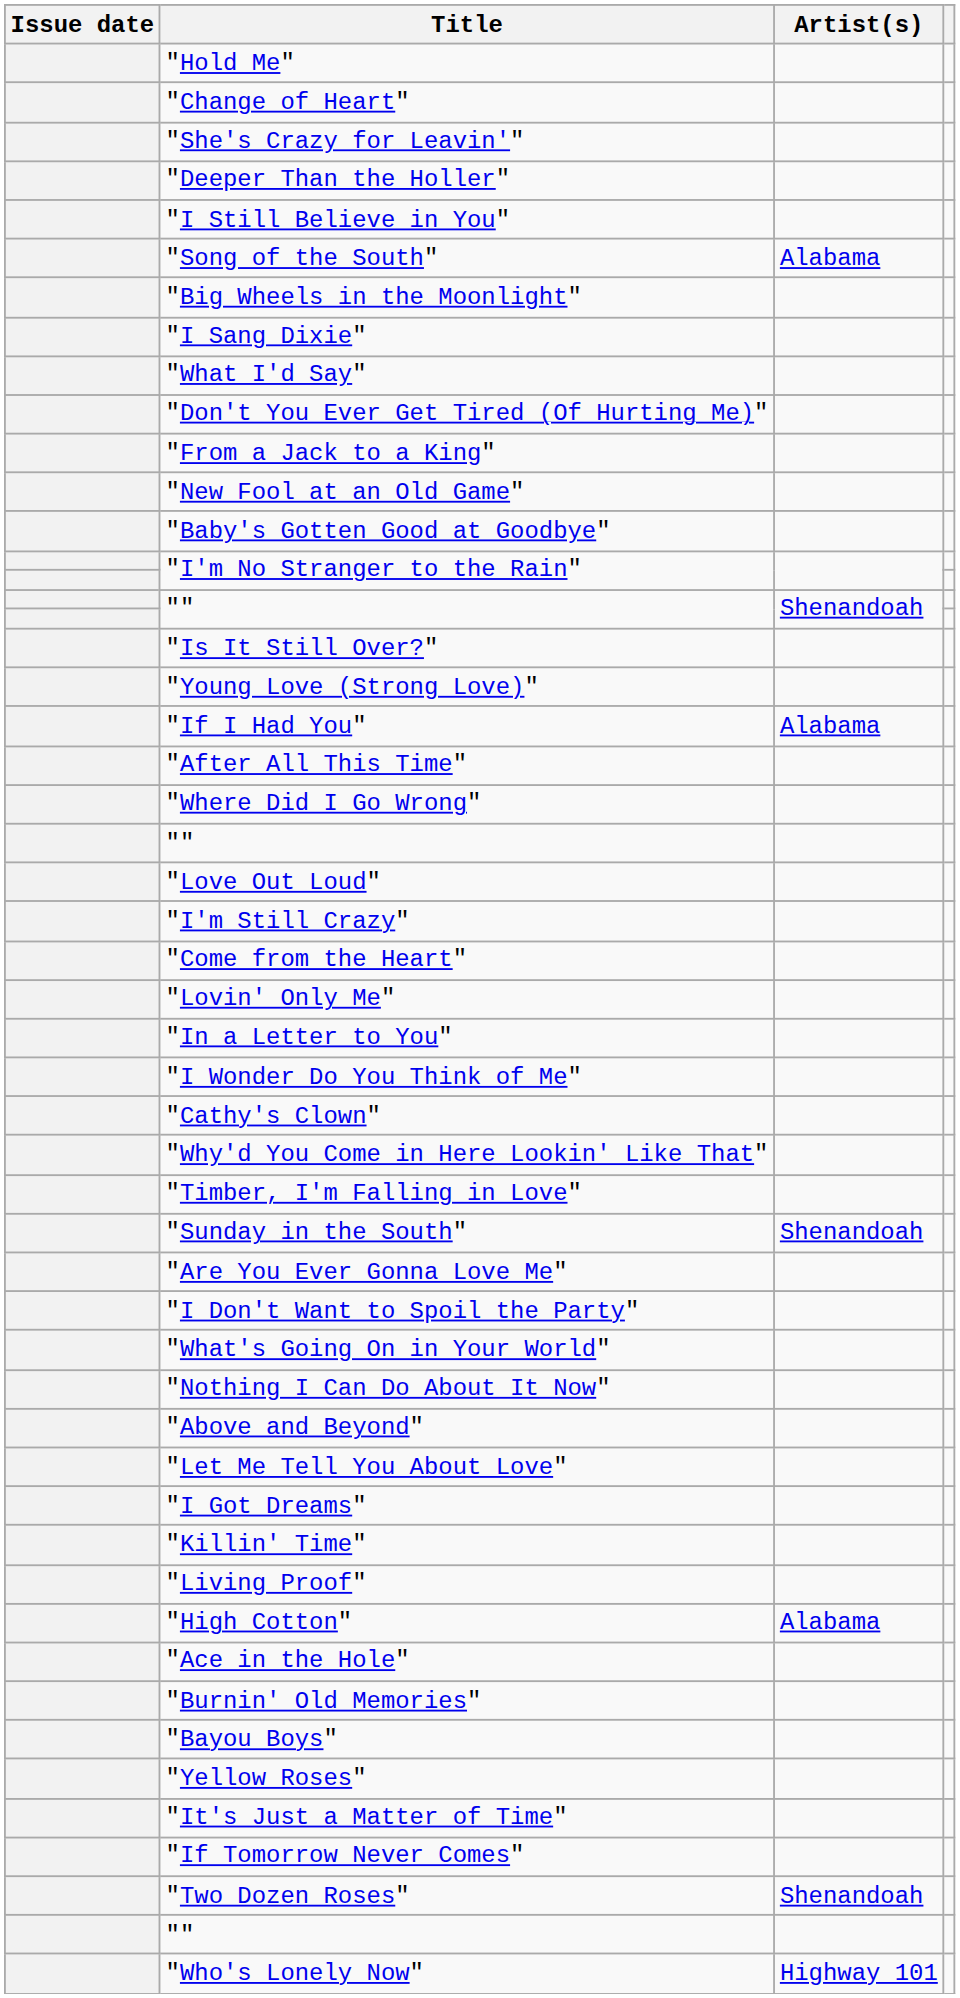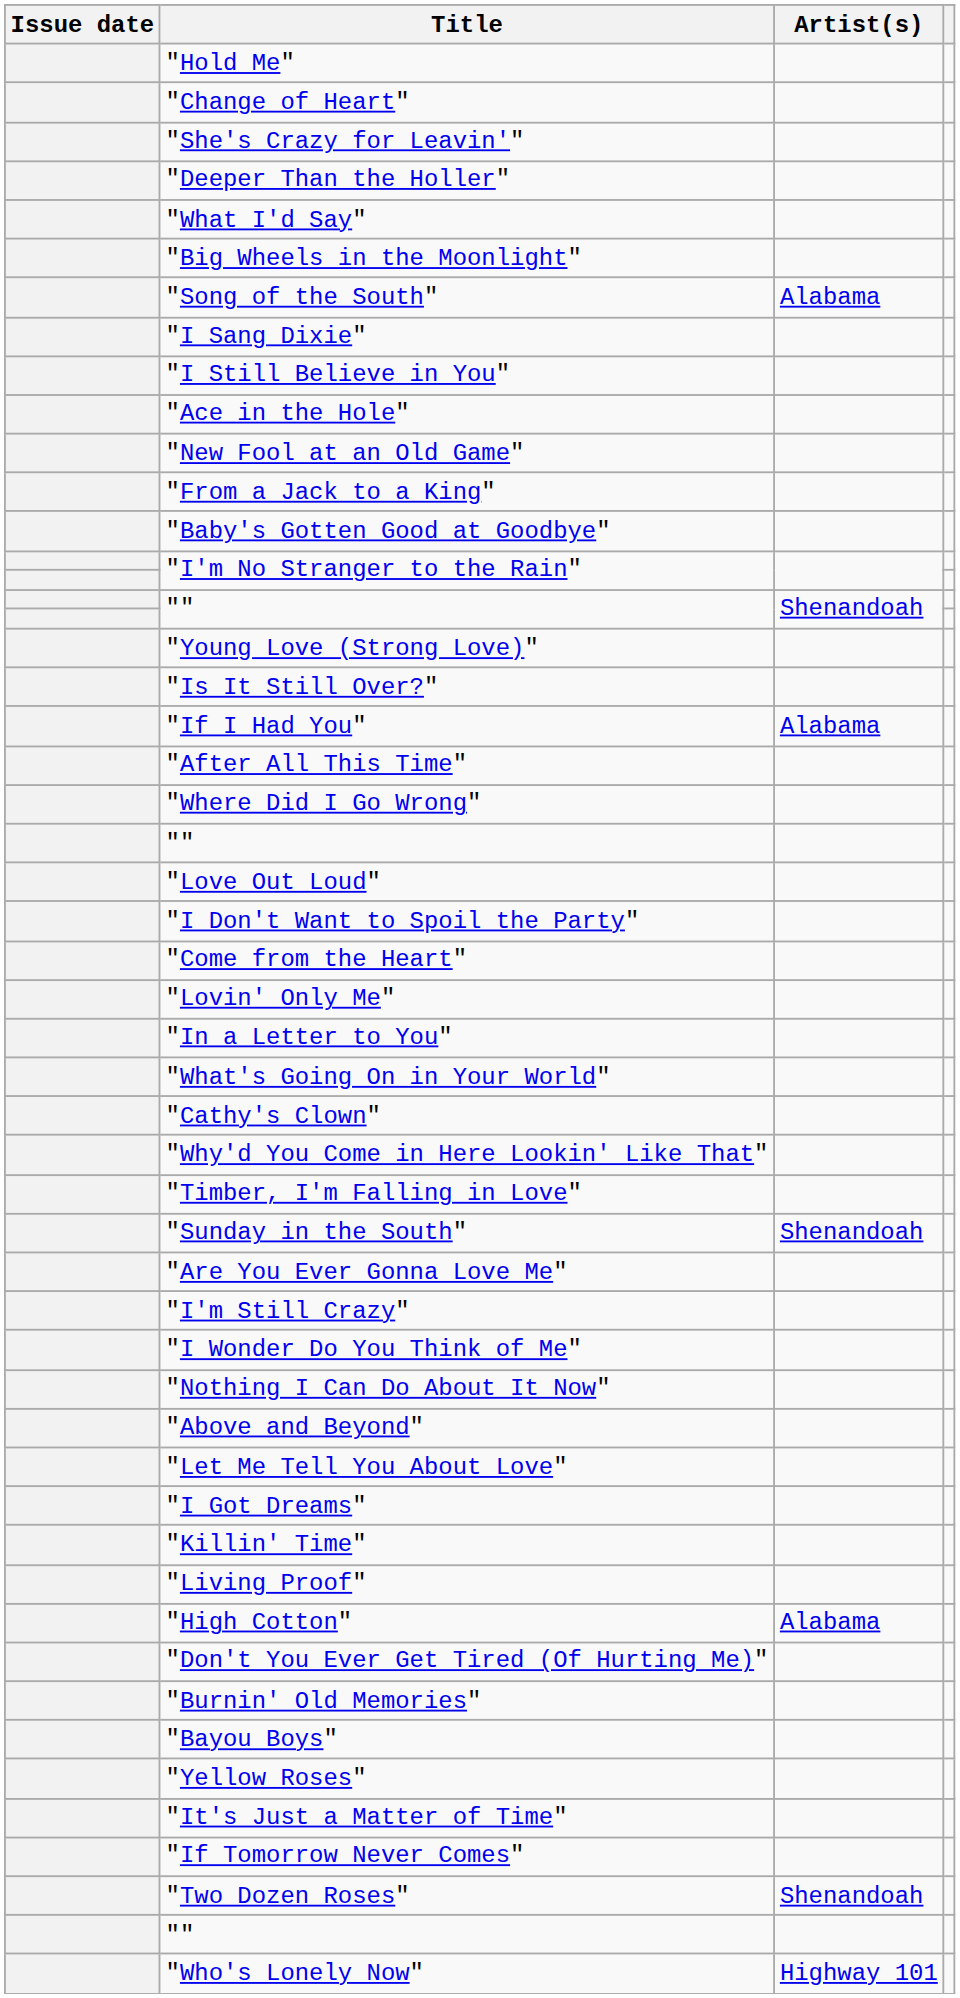rows swapped: (266, 375) <-> (338, 219)
rows swapped: (302, 258) <-> (374, 297)
rows swapped: (467, 414) <-> (288, 1662)
rows swapped: (331, 453) <-> (345, 492)
rows swapped: (352, 687) <-> (302, 648)
rows swapped: (402, 1311) <-> (288, 921)
rows swapped: (388, 1350) <-> (374, 1077)
